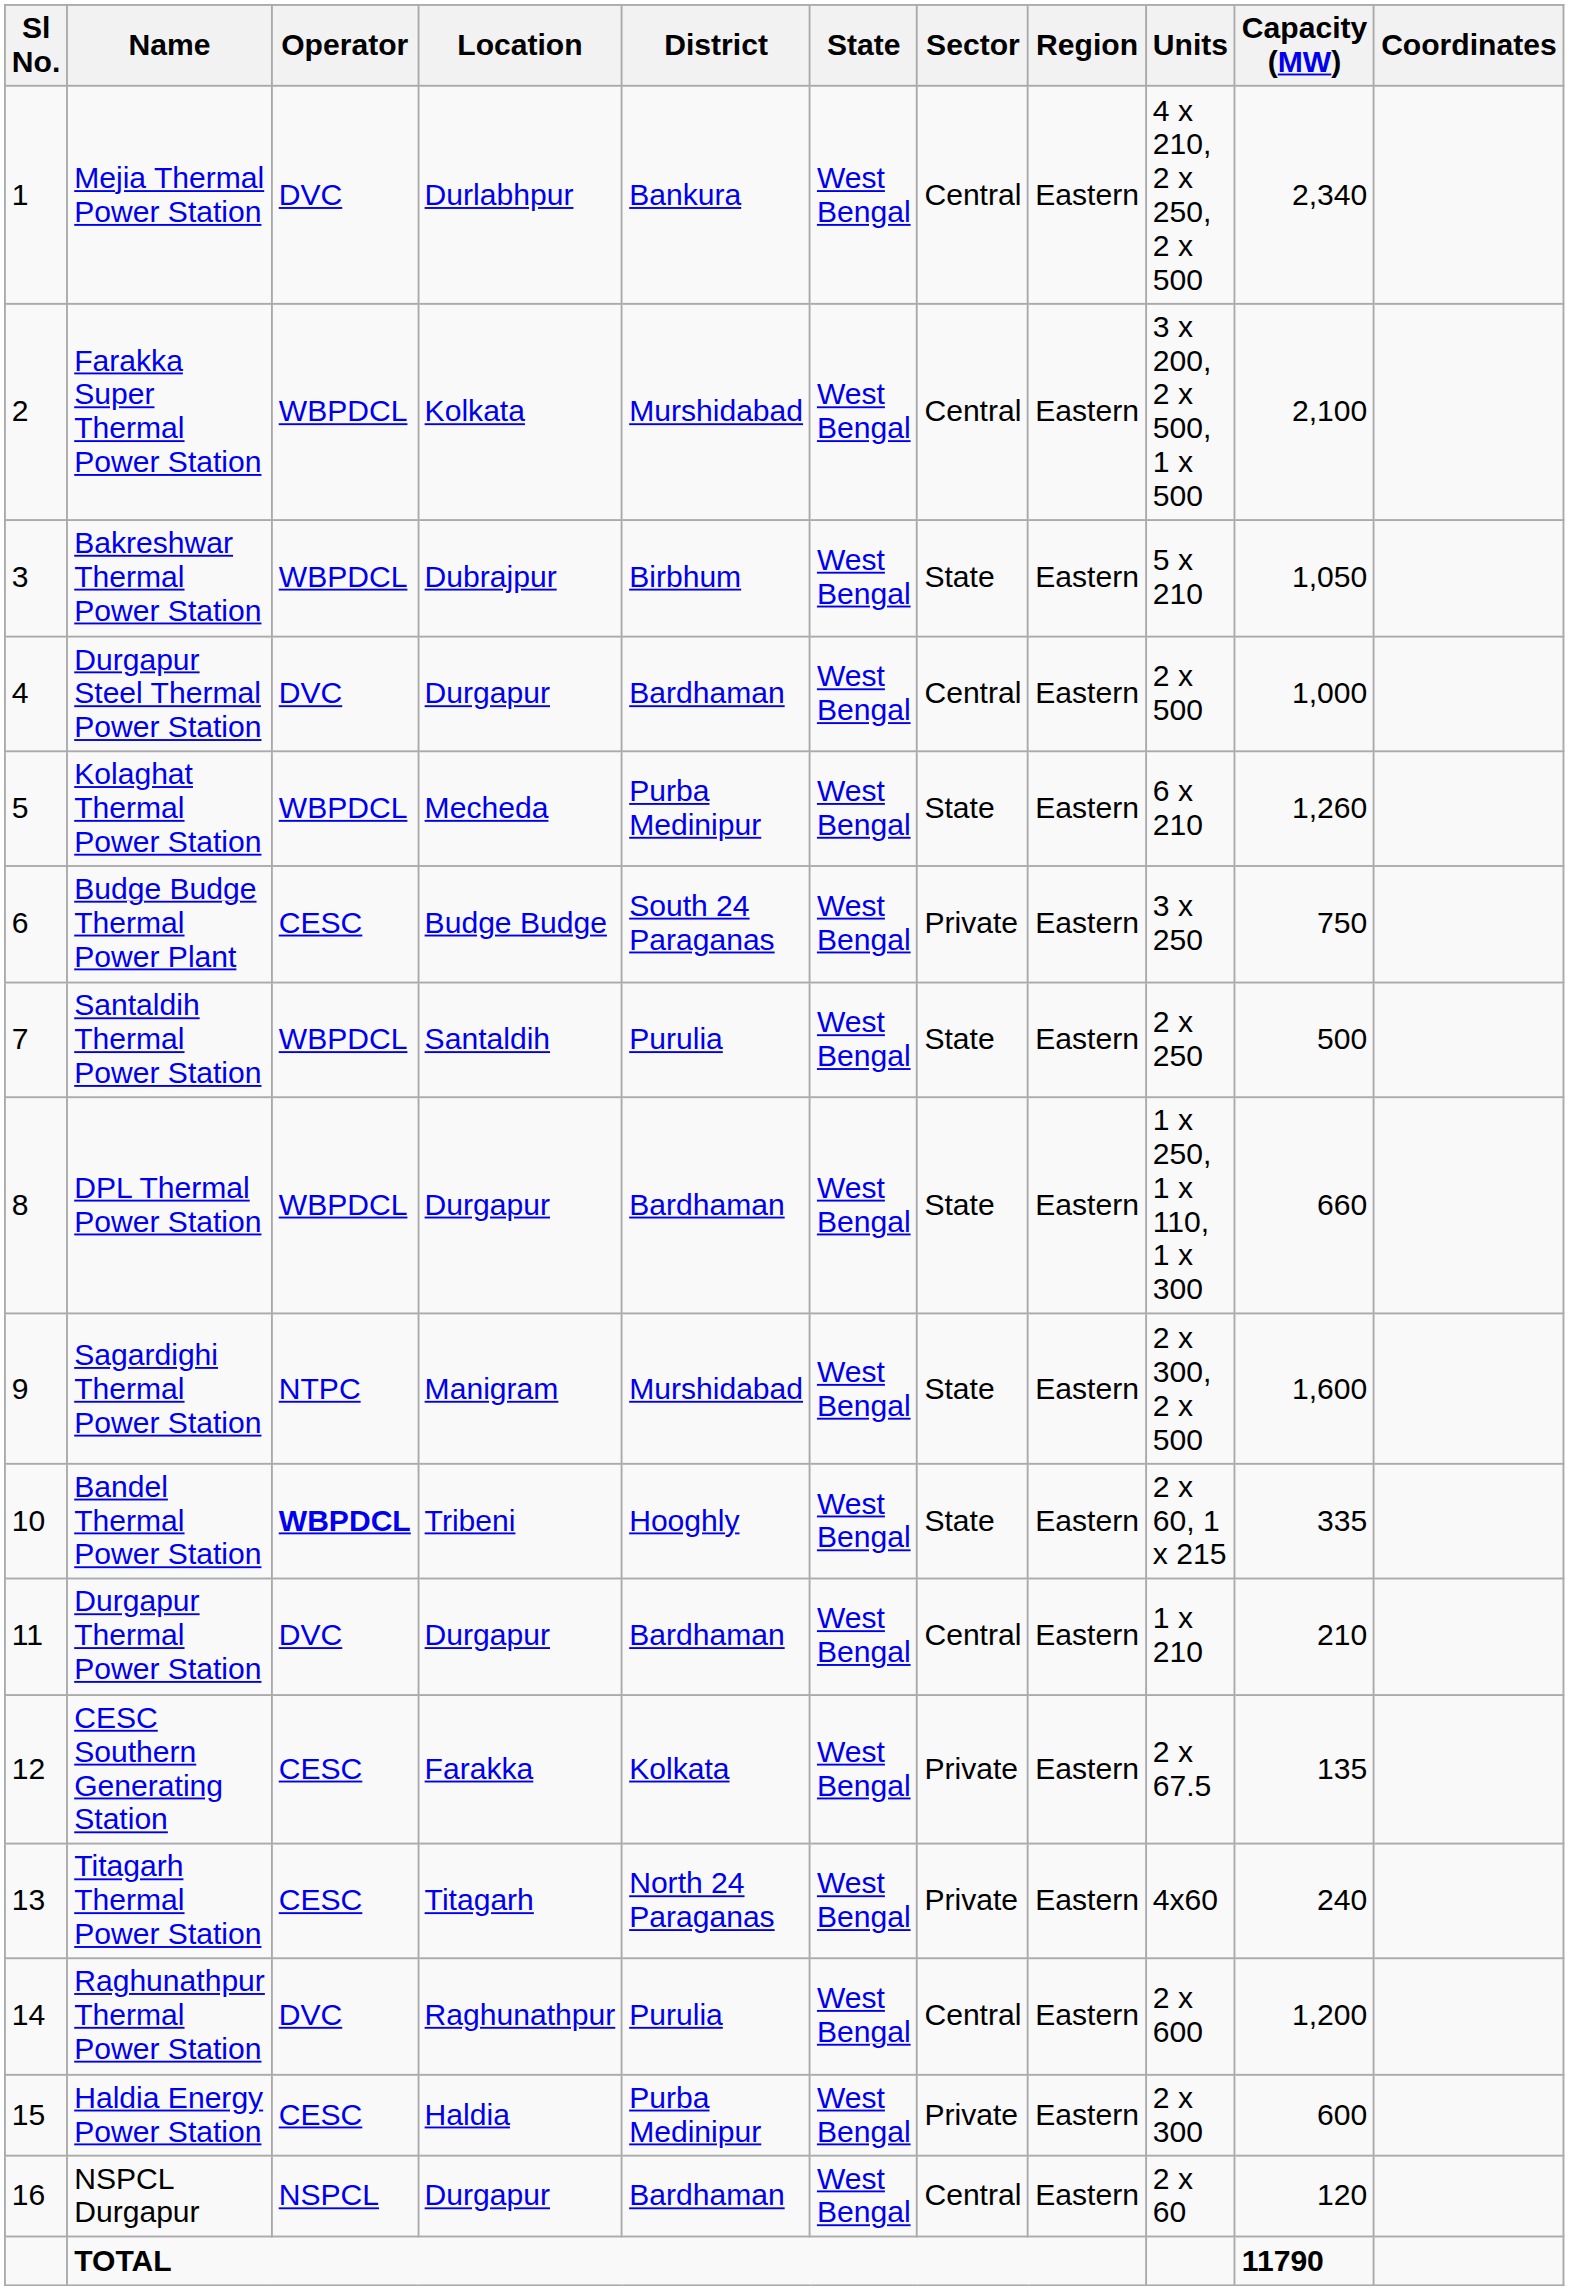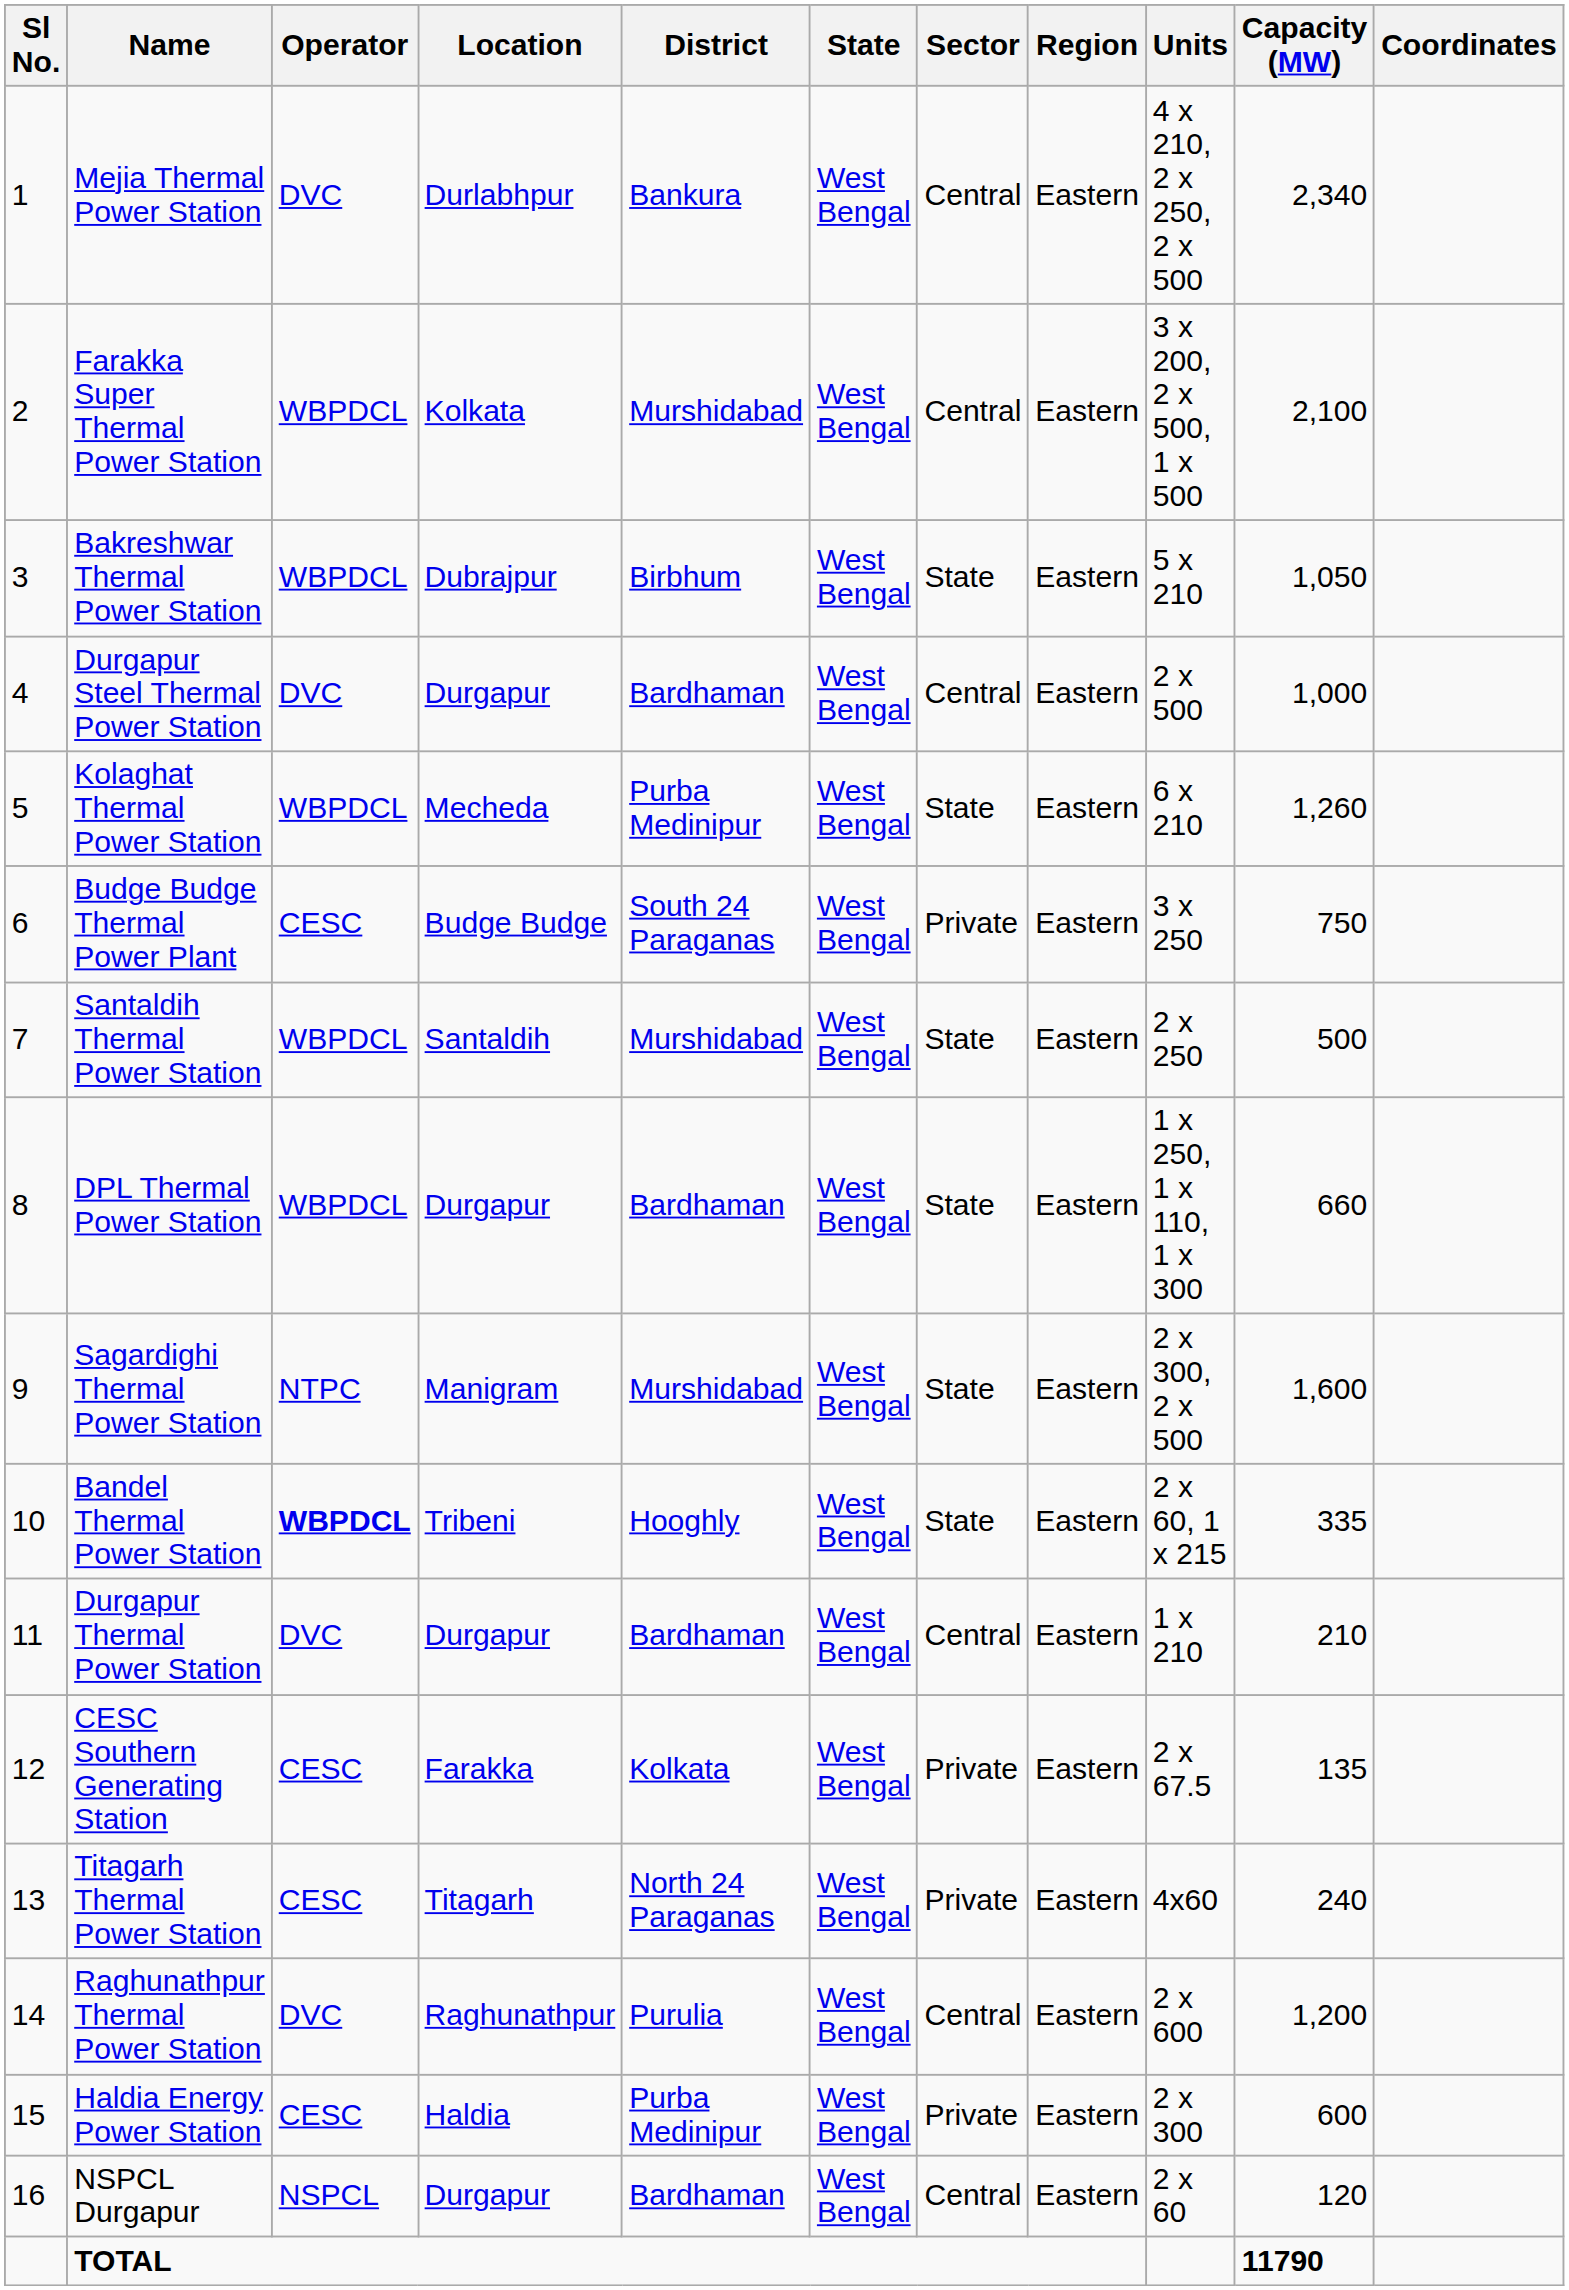(676, 1039) Purulia -> (716, 1039) Murshidabad
